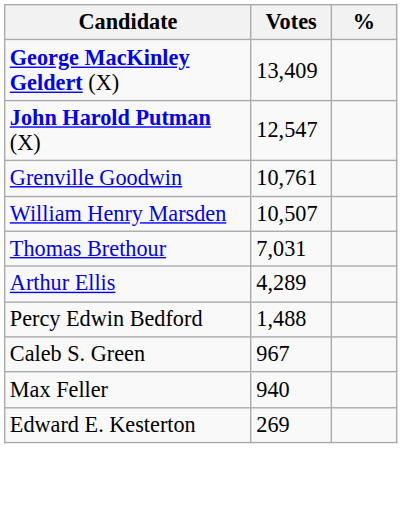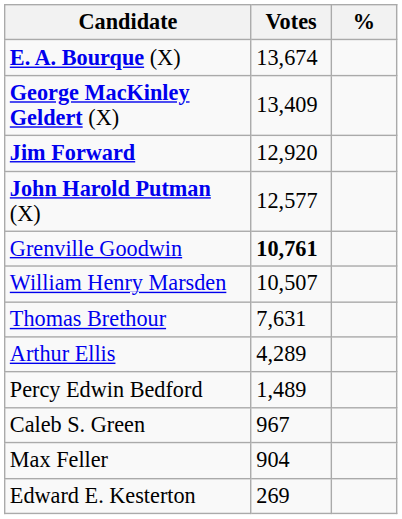+ row: (95, 57)
+ row: (73, 152)
(287, 130) 12,547 -> (287, 200) 12,577
(287, 177) normal -> (287, 248) bold
(281, 248) 7,031 -> (281, 319) 7,631
(281, 319) 1,488 -> (281, 389) 1,489
(273, 389) 940 -> (273, 460) 904
